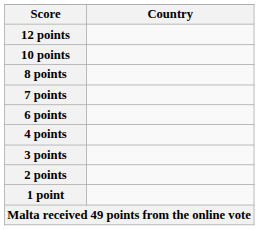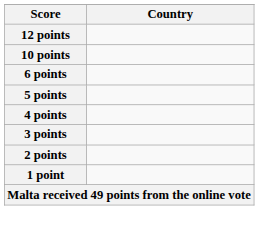- row: (46, 74)
- row: (46, 94)
+ row: (46, 94)
